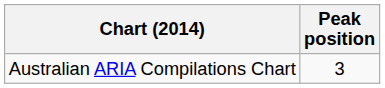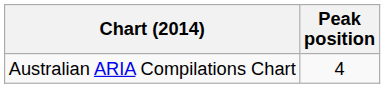(340, 68) 3 -> (340, 68) 4
